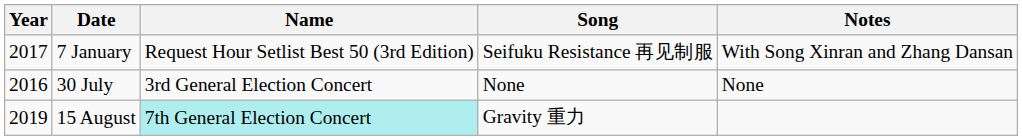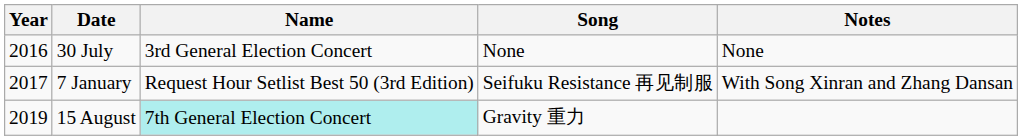rows swapped: (85, 84) <-> (94, 52)
